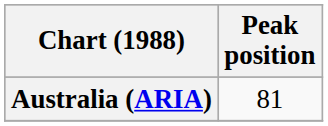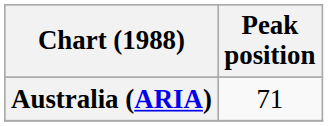(270, 98) 81 -> (270, 98) 71
